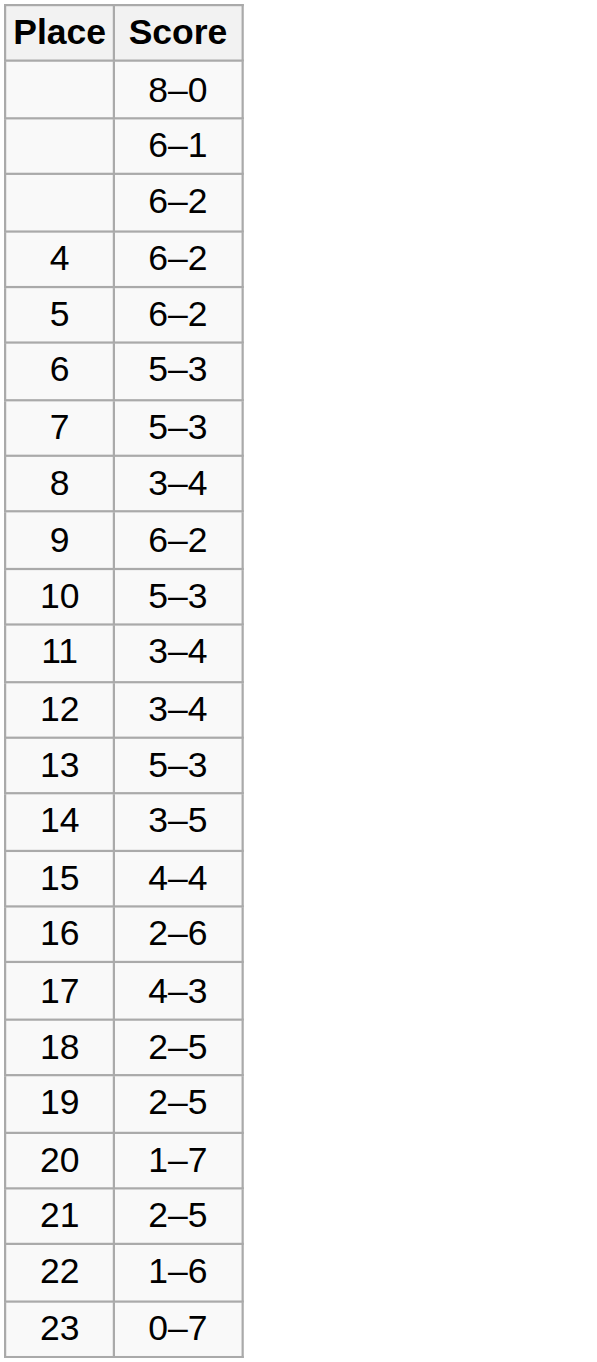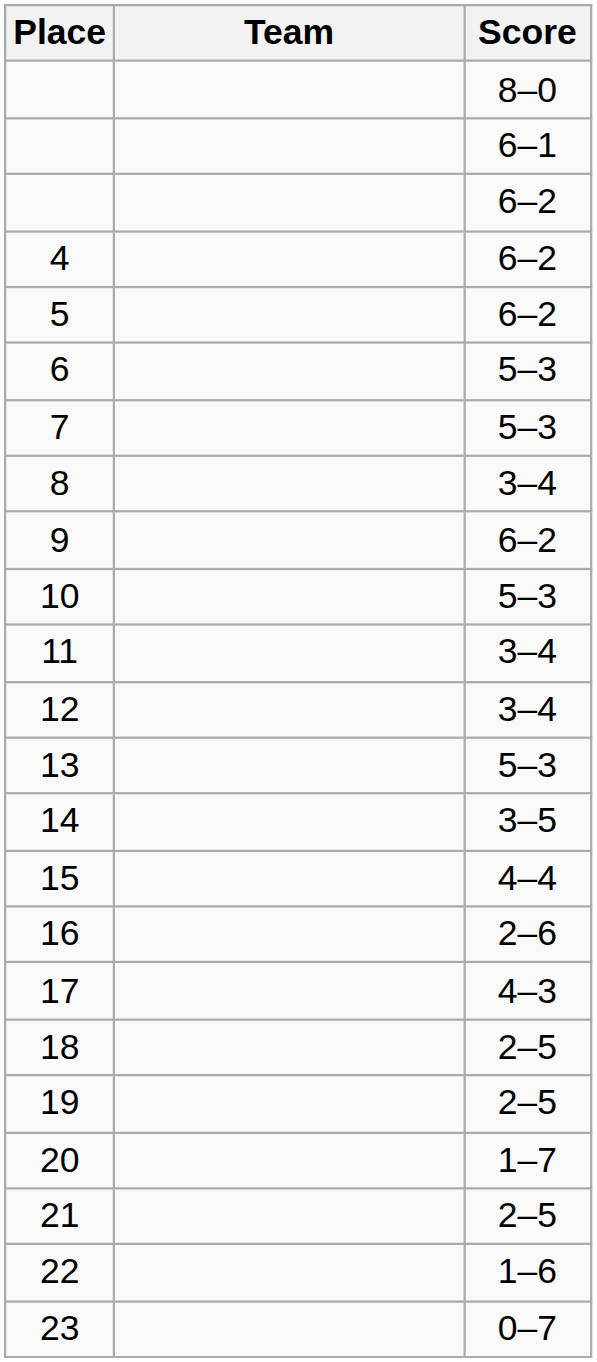+ column: (289, 32)
